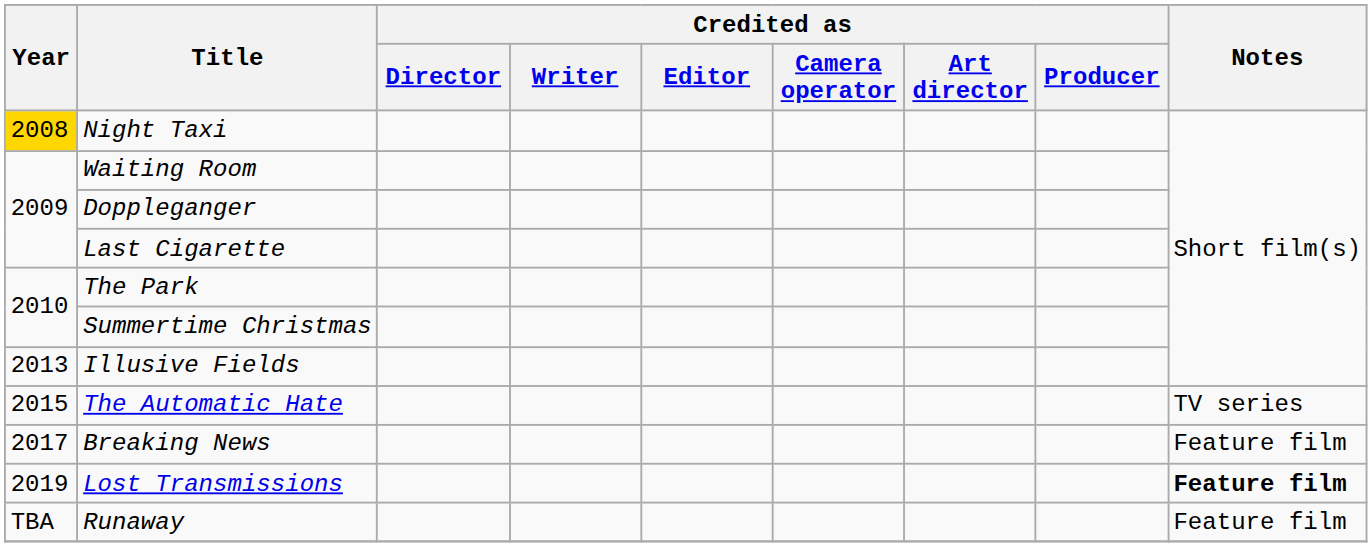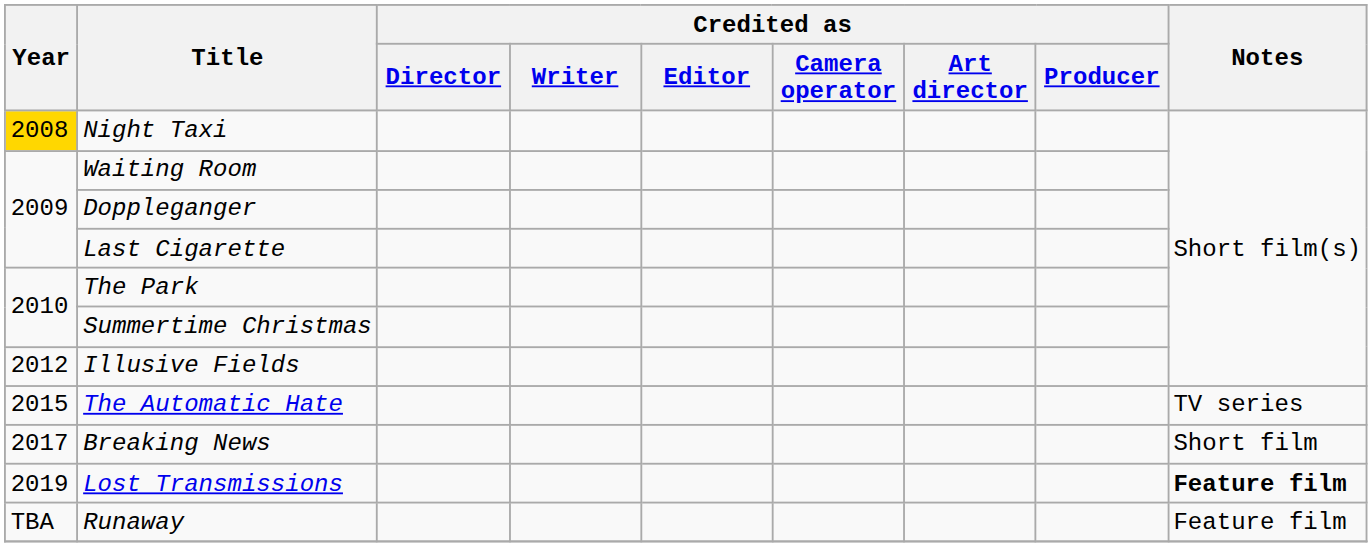(40, 366) 2013 -> (40, 366) 2012
(1260, 444) Feature film -> (1246, 444) Short film
